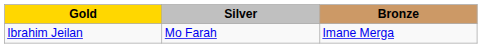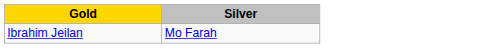- column: (398, 14)
